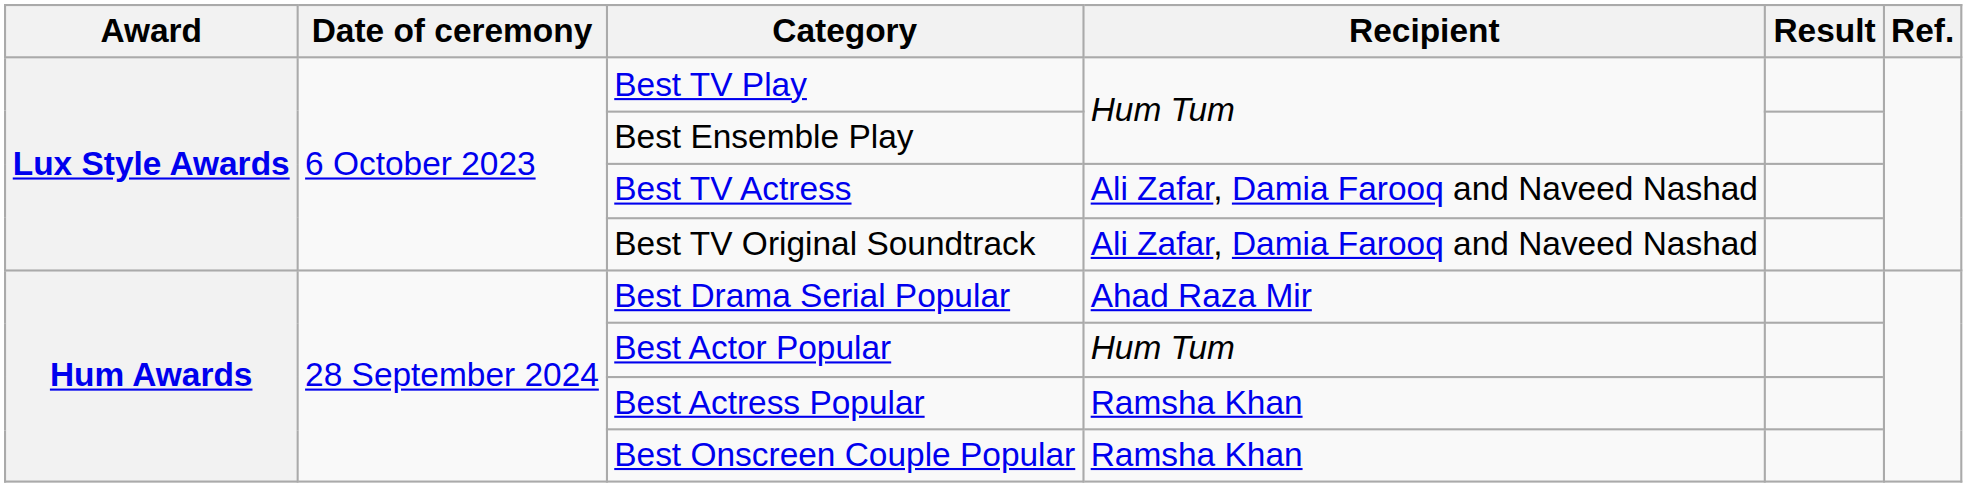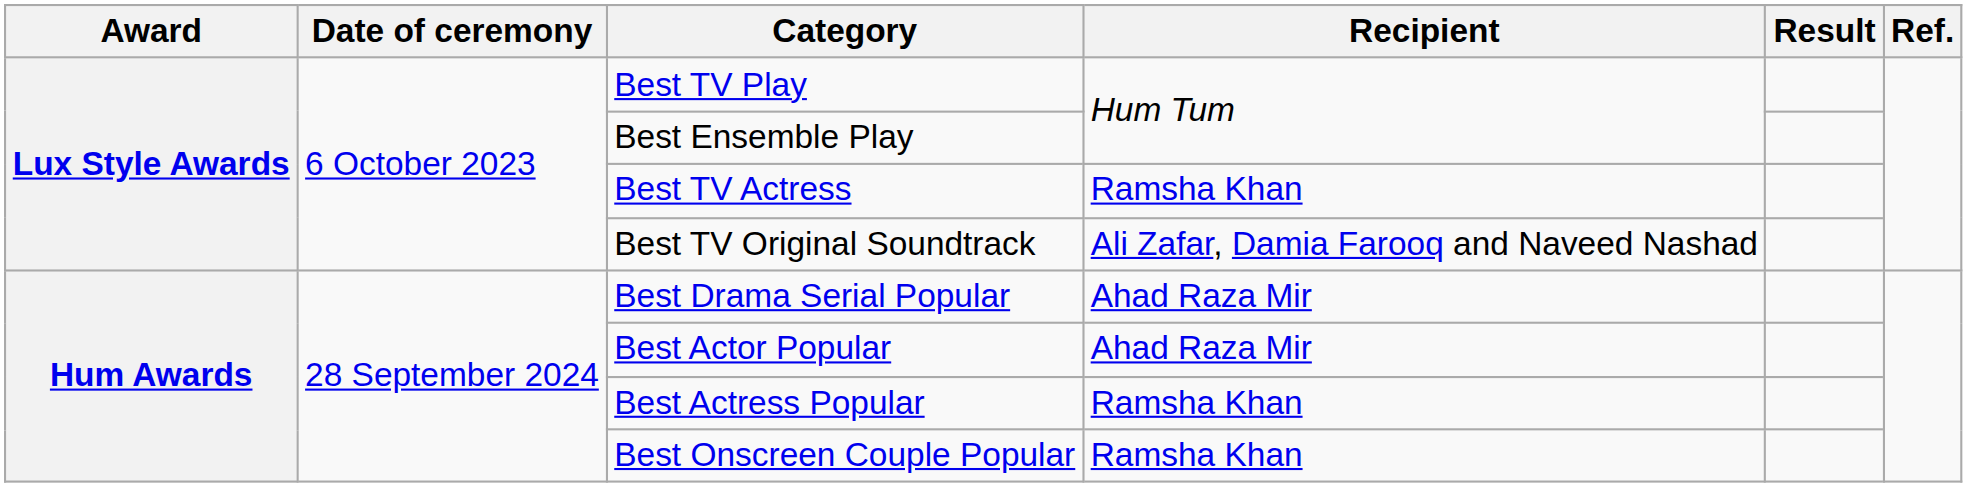(1424, 190) Ali Zafar, Damia Farooq and Naveed Nashad -> (1197, 190) Ramsha Khan
(1163, 349) Hum Tum -> (1201, 349) Ahad Raza Mir
